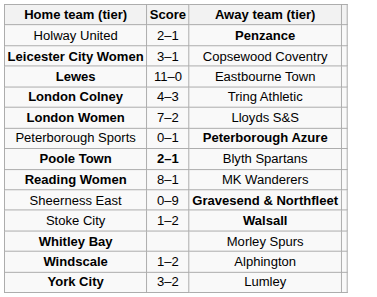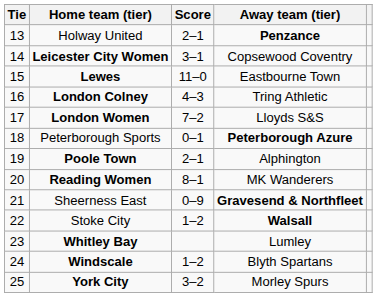+ column: (17, 14)
(168, 158) bold -> (193, 158) normal
(265, 158) Blyth Spartans -> (290, 158) Alphington
(265, 241) Morley Spurs -> (290, 241) Lumley
(265, 261) Alphington -> (290, 261) Blyth Spartans
(265, 282) Lumley -> (290, 282) Morley Spurs
